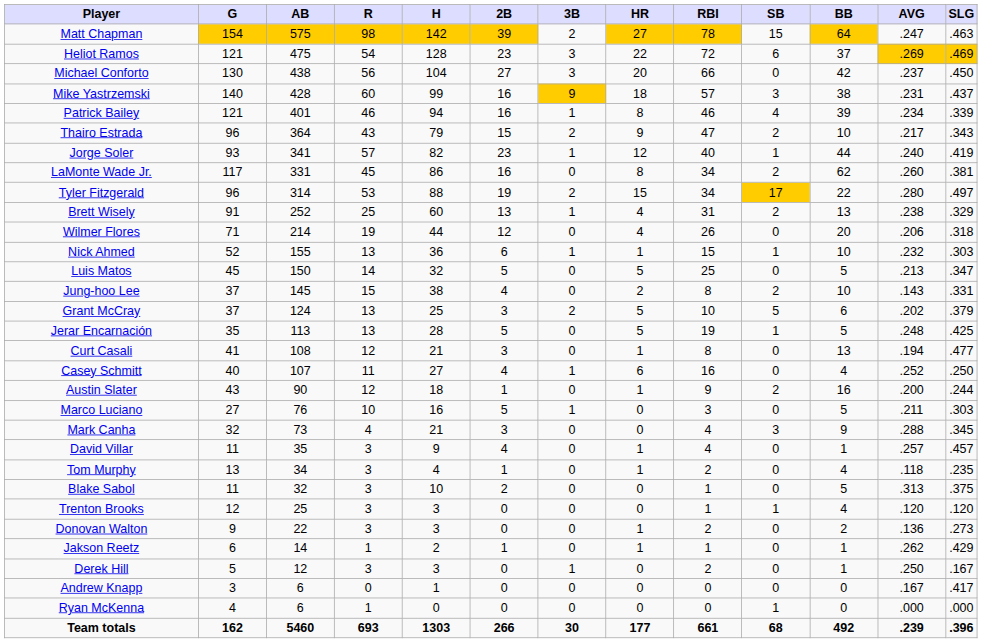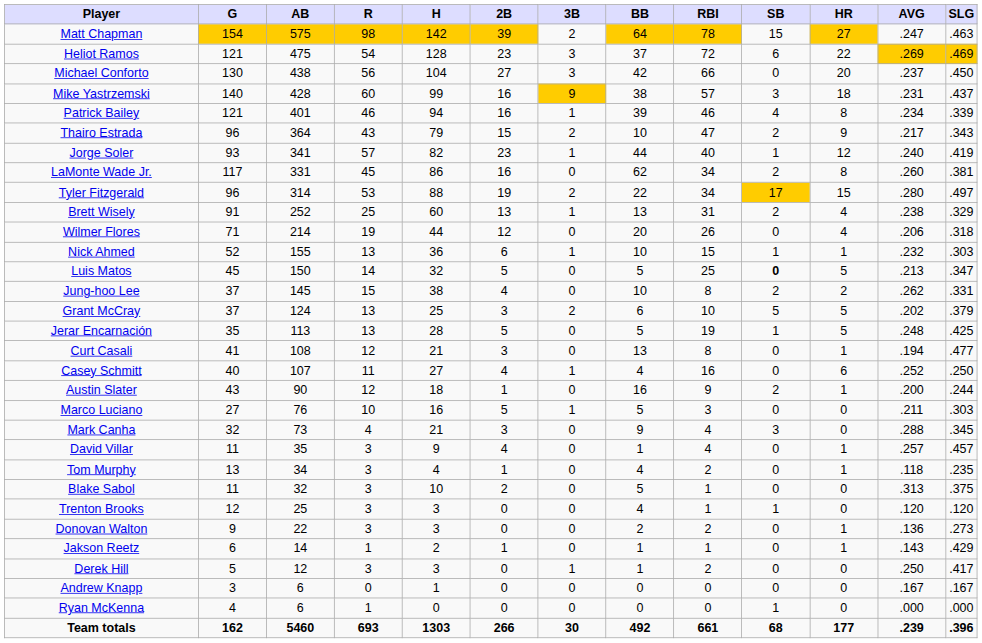columns swapped: (640, 14) <-> (844, 14)
(776, 271) normal -> (776, 271) bold
(912, 291) .143 -> (912, 291) .262
(912, 548) .262 -> (912, 548) .143
(961, 568) .167 -> (961, 568) .417
(961, 588) .417 -> (961, 588) .167
